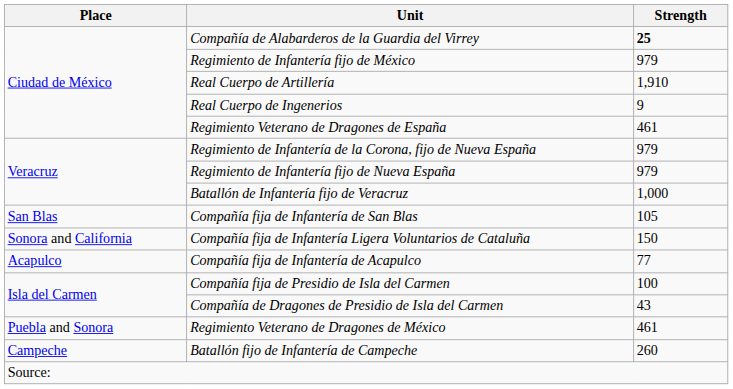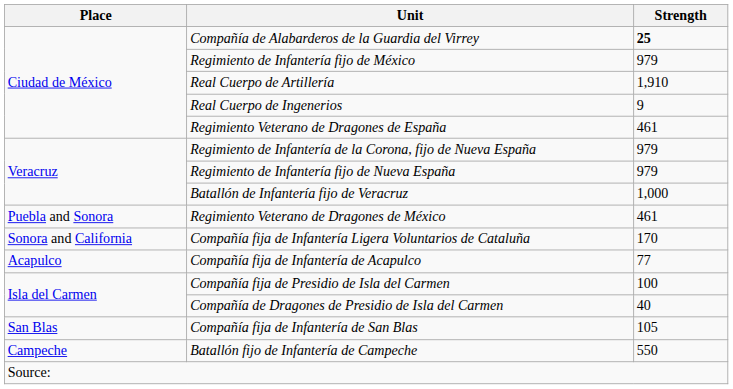rows swapped: (318, 328) <-> (304, 216)
(647, 238) 150 -> (647, 238) 170
(644, 305) 43 -> (644, 305) 40
(647, 350) 260 -> (647, 350) 550
